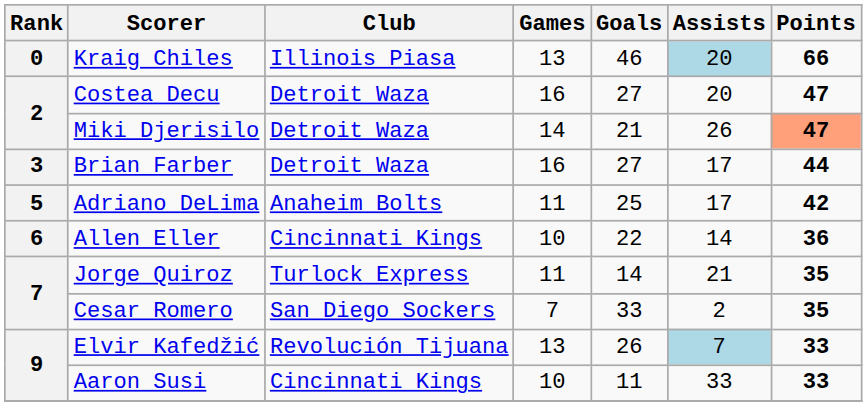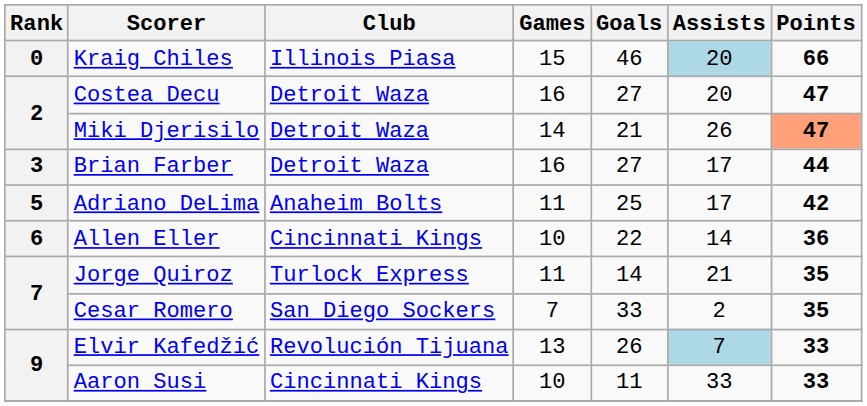(552, 59) 13 -> (552, 59) 15
